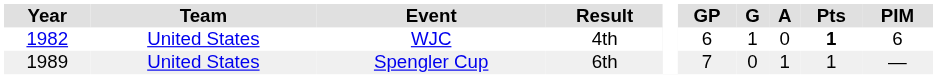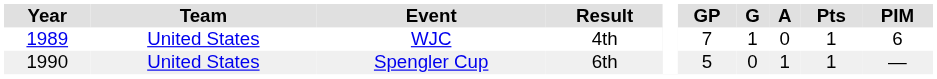(47, 39) 1982 -> (47, 39) 1989
(707, 39) 6 -> (707, 39) 7
(831, 39) bold -> (831, 39) normal
(47, 62) 1989 -> (47, 62) 1990
(707, 62) 7 -> (707, 62) 5
